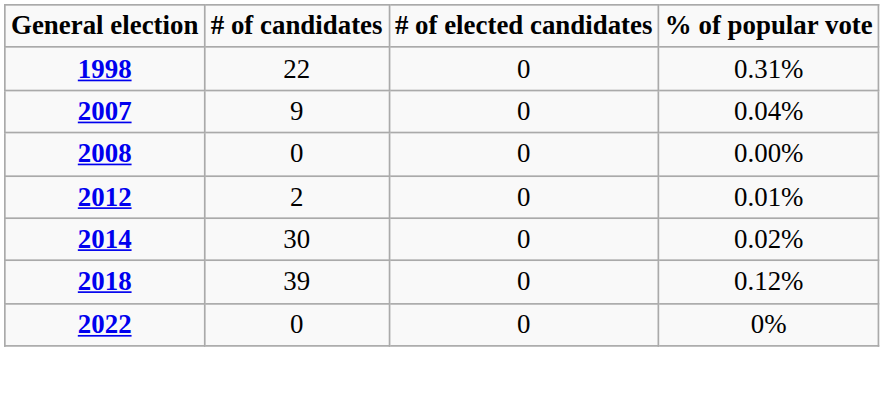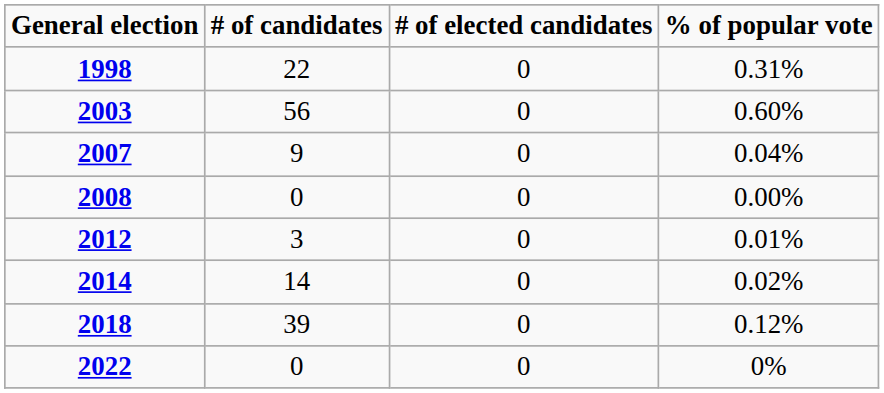+ row: (105, 111)
(297, 196) 2 -> (297, 238) 3
(297, 238) 30 -> (297, 281) 14
